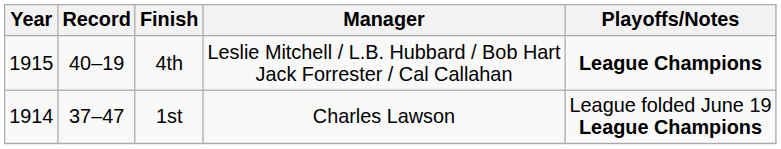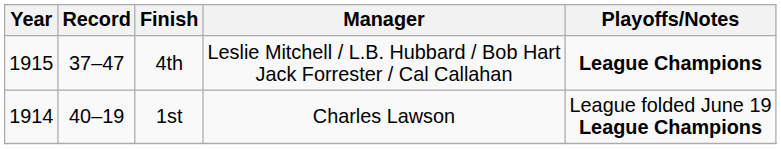(97, 62) 40–19 -> (97, 62) 37–47
(97, 116) 37–47 -> (97, 116) 40–19
